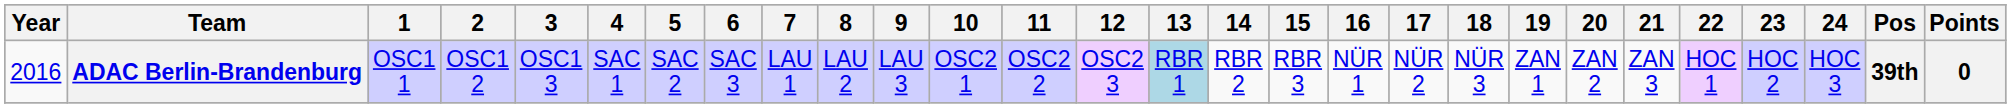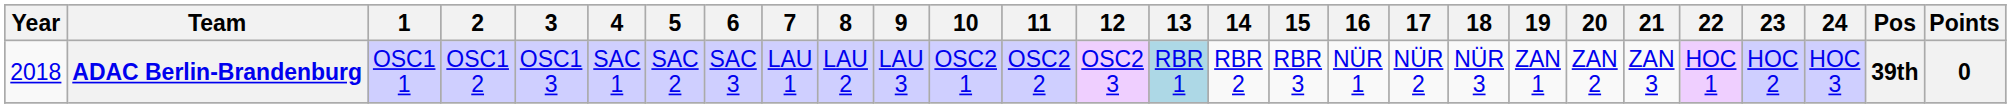(36, 71) 2016 -> (36, 71) 2018
